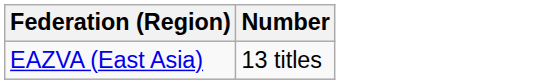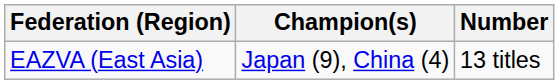+ column: (345, 23)
